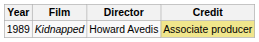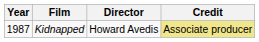(18, 29) 1989 -> (18, 29) 1987
